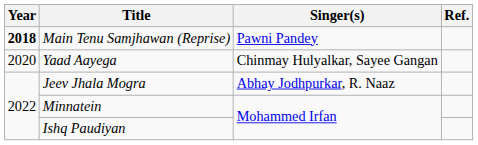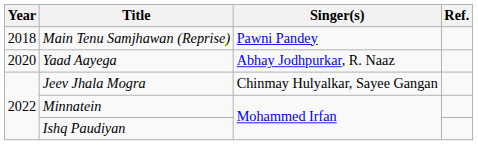(22, 38) bold -> (22, 38) normal
(337, 60) Chinmay Hulyalkar, Sayee Gangan -> (316, 60) Abhay Jodhpurkar, R. Naaz
(316, 83) Abhay Jodhpurkar, R. Naaz -> (337, 83) Chinmay Hulyalkar, Sayee Gangan
